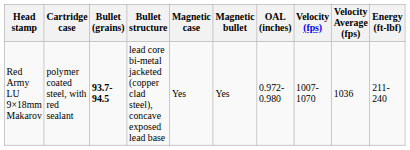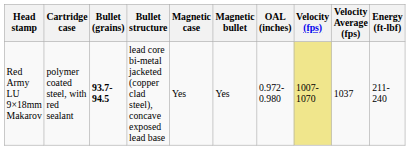(307, 93) no background -> (307, 93) khaki background
(344, 93) 1036 -> (344, 93) 1037
